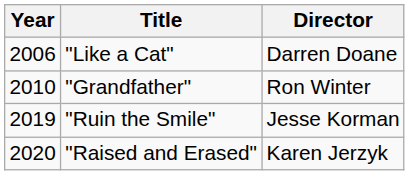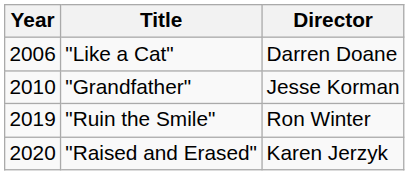(319, 86) Ron Winter -> (333, 86) Jesse Korman
(333, 119) Jesse Korman -> (319, 119) Ron Winter
